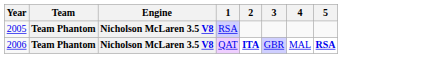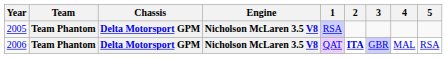+ column: (150, 13)
(326, 45) bold -> (430, 45) normal
